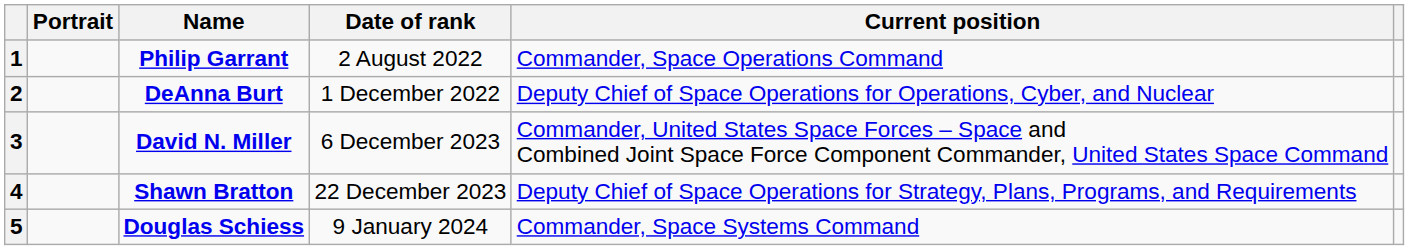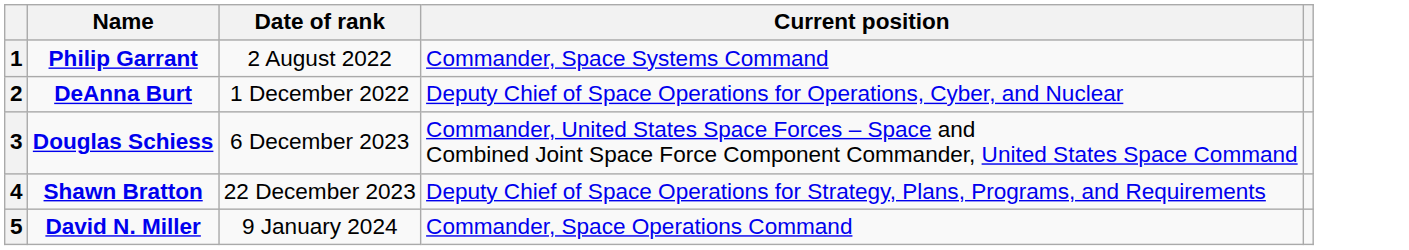- column: (73, 22)
(730, 58) Commander, Space Operations Command -> (627, 58) Commander, Space Systems Command
(214, 142) David N. Miller -> (123, 142) Douglas Schiess
(214, 226) Douglas Schiess -> (123, 226) David N. Miller
(718, 226) Commander, Space Systems Command -> (639, 226) Commander, Space Operations Command
